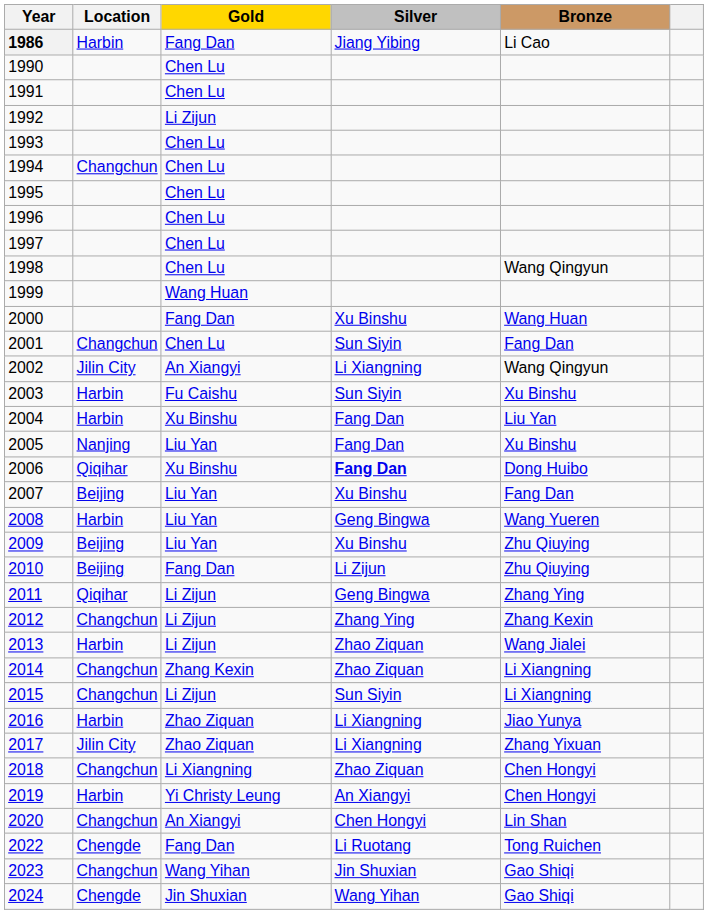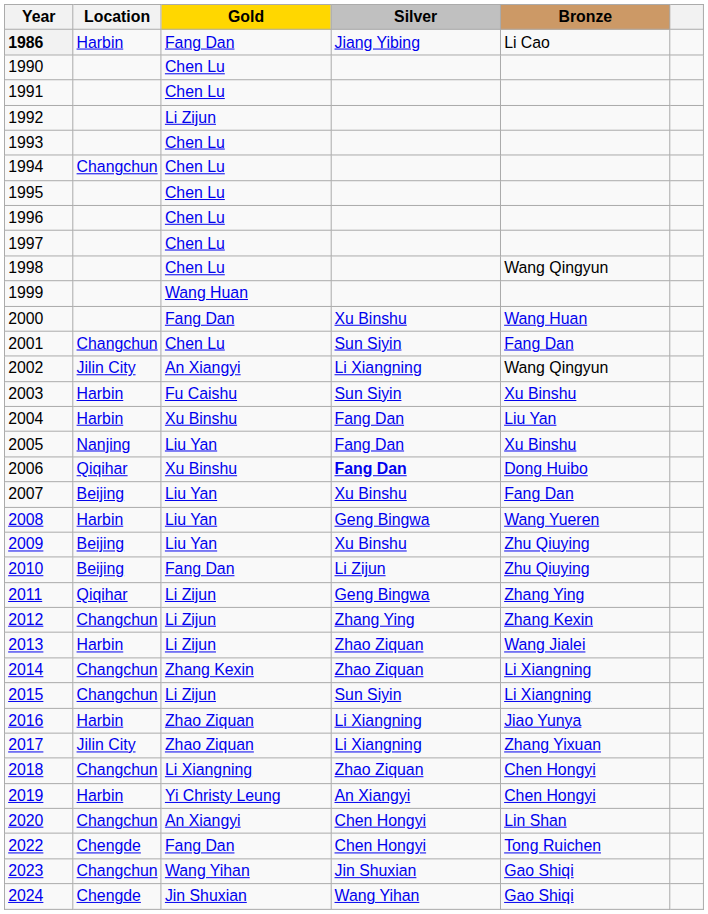(373, 846) Li Ruotang -> (380, 846) Chen Hongyi
